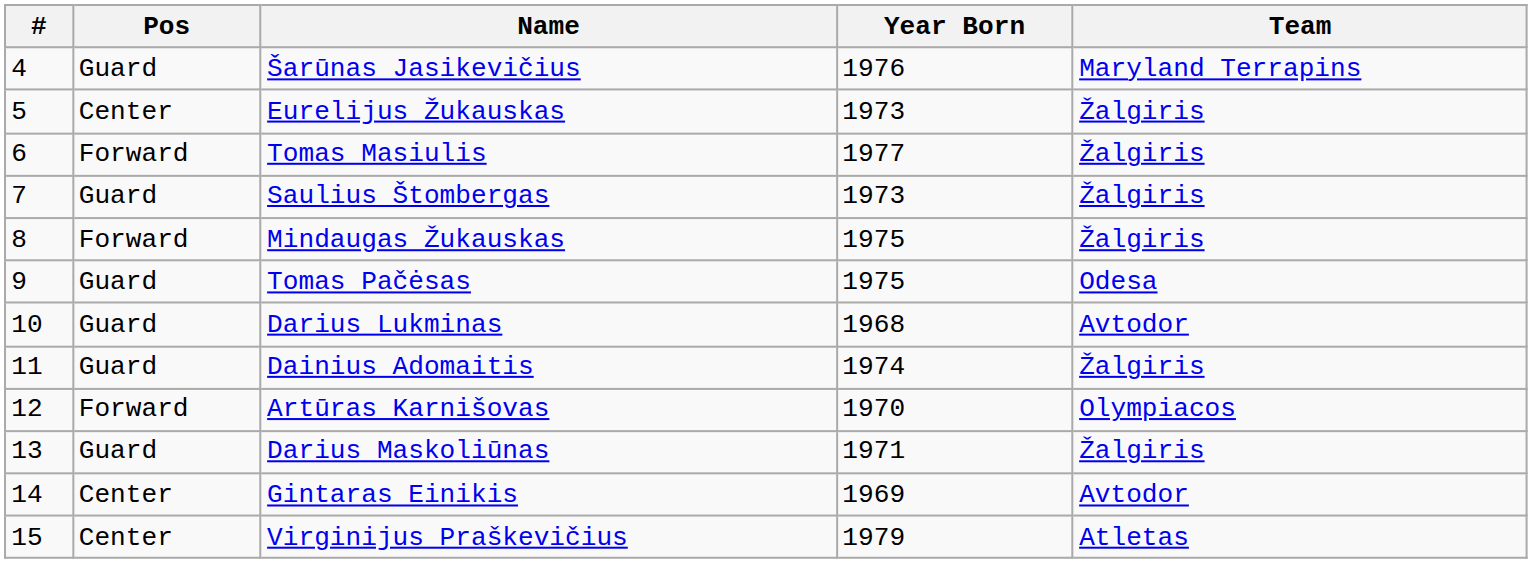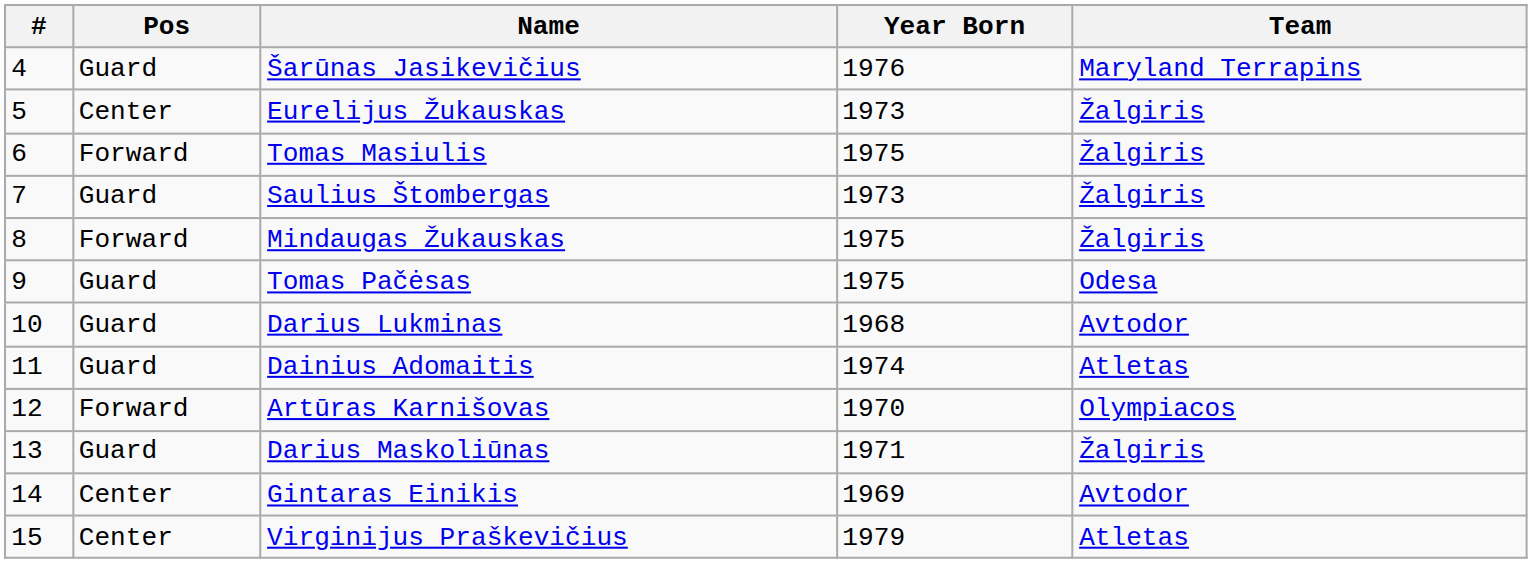(874, 154) 1977 -> (874, 154) 1975
(1142, 367) Žalgiris -> (1134, 367) Atletas
